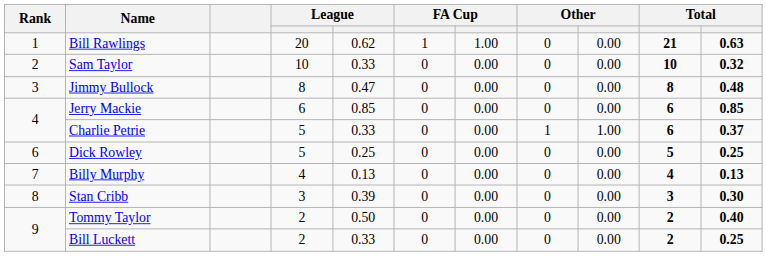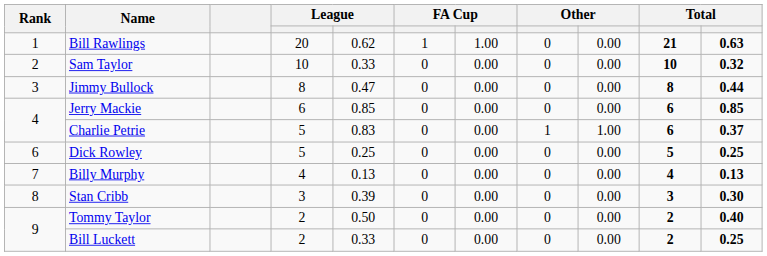(732, 87) 0.48 -> (732, 87) 0.44
(363, 130) 0.33 -> (363, 130) 0.83
